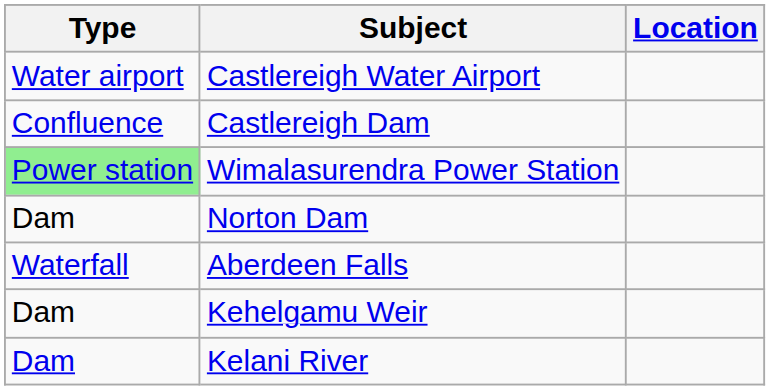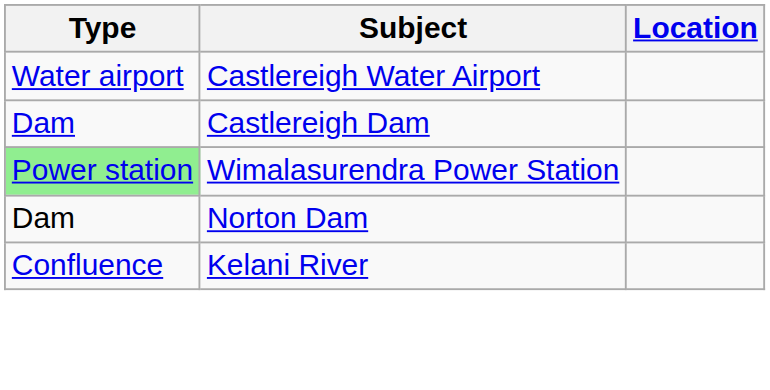(88, 123) Confluence -> (43, 123) Dam
- row: (308, 265)
- row: (317, 312)
(43, 360) Dam -> (88, 265) Confluence
